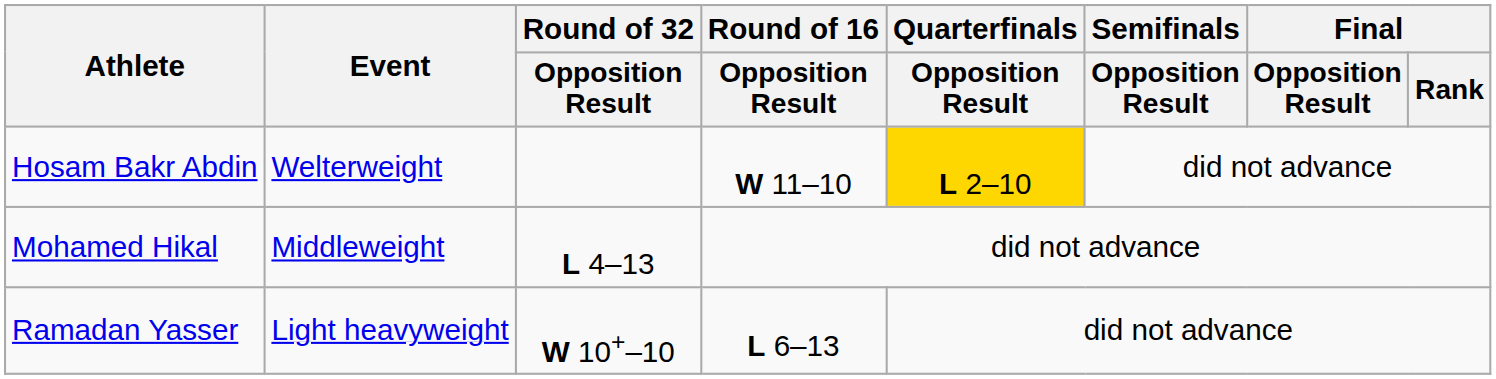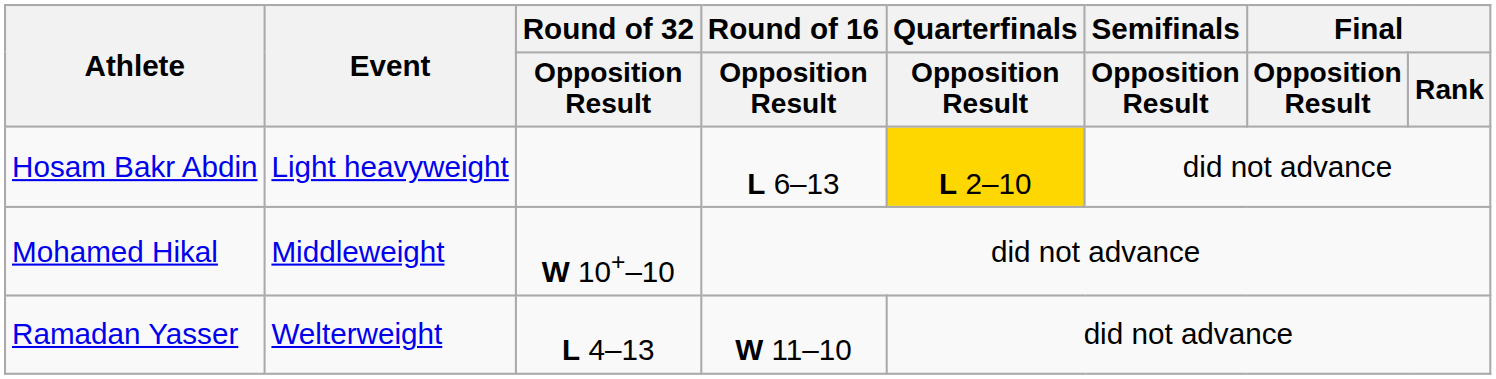(357, 167) Welterweight -> (390, 167) Light heavyweight
(793, 184) W 11–10 -> (793, 184) L 6–13
(608, 264) L 4–13 -> (608, 268) W 10+–10
(390, 331) Light heavyweight -> (357, 335) Welterweight
(608, 347) W 10+–10 -> (608, 351) L 4–13
(793, 347) L 6–13 -> (793, 351) W 11–10
